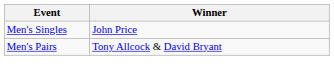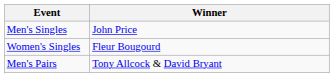+ row: (44, 47)
